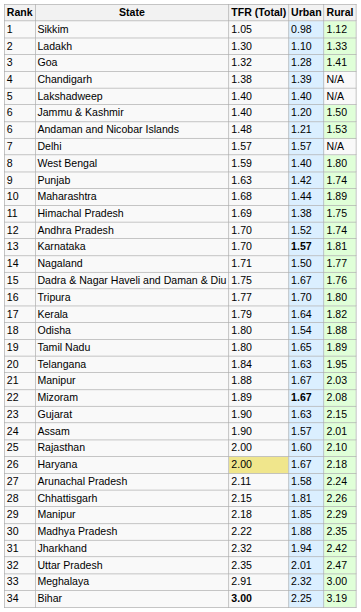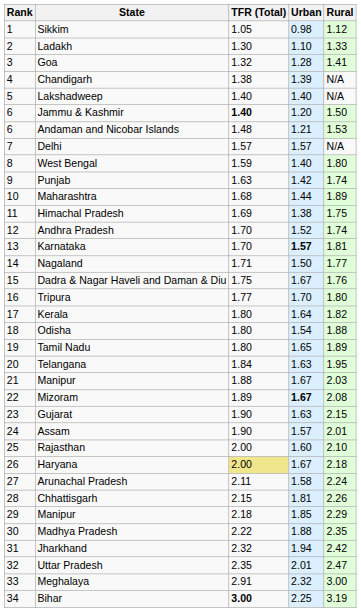(242, 113) normal -> (242, 113) bold
(242, 314) 1.79 -> (242, 314) 1.80
